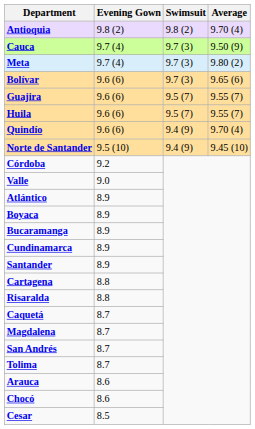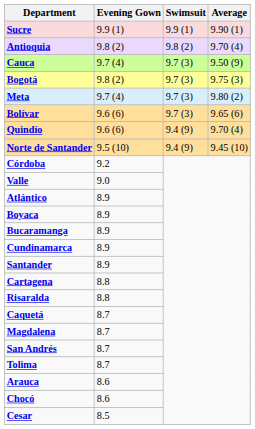+ row: (19, 29)
+ row: (22, 80)
- row: (24, 97)
- row: (19, 113)
